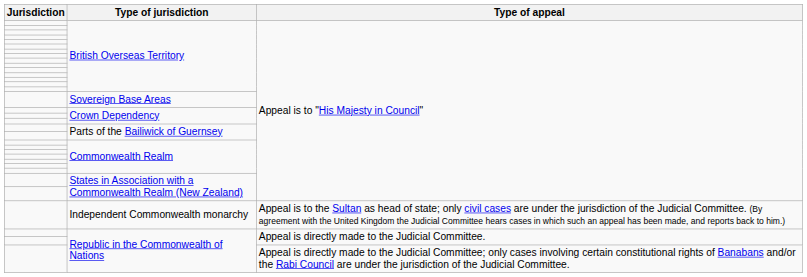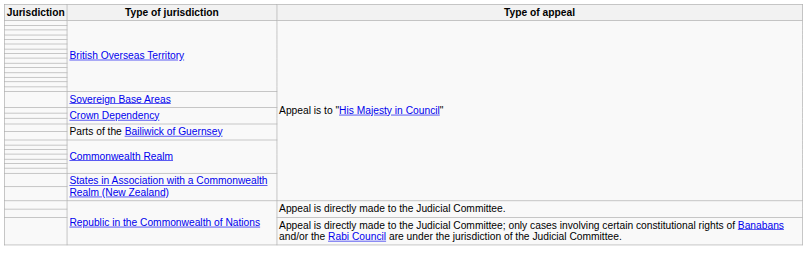- row: (159, 214)
